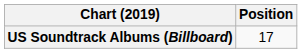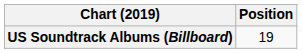(266, 37) 17 -> (266, 37) 19
